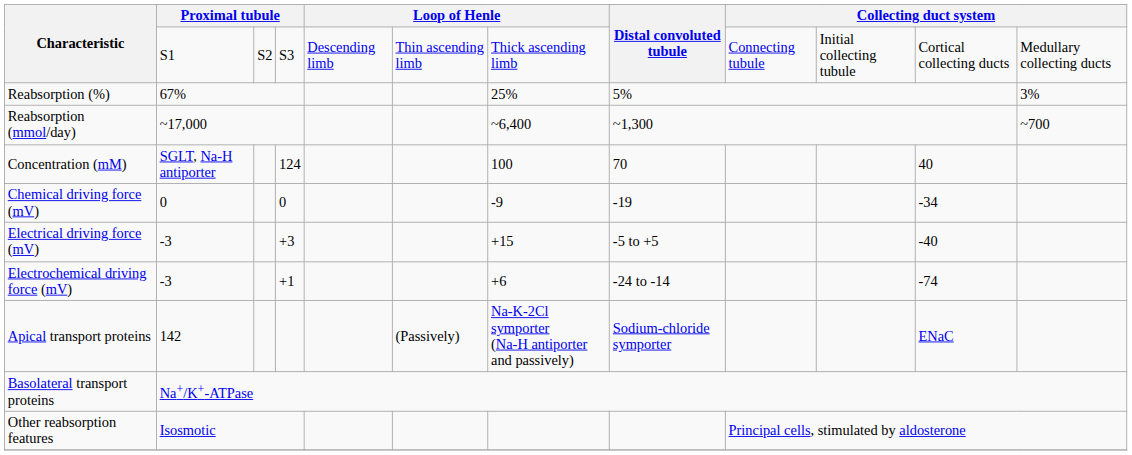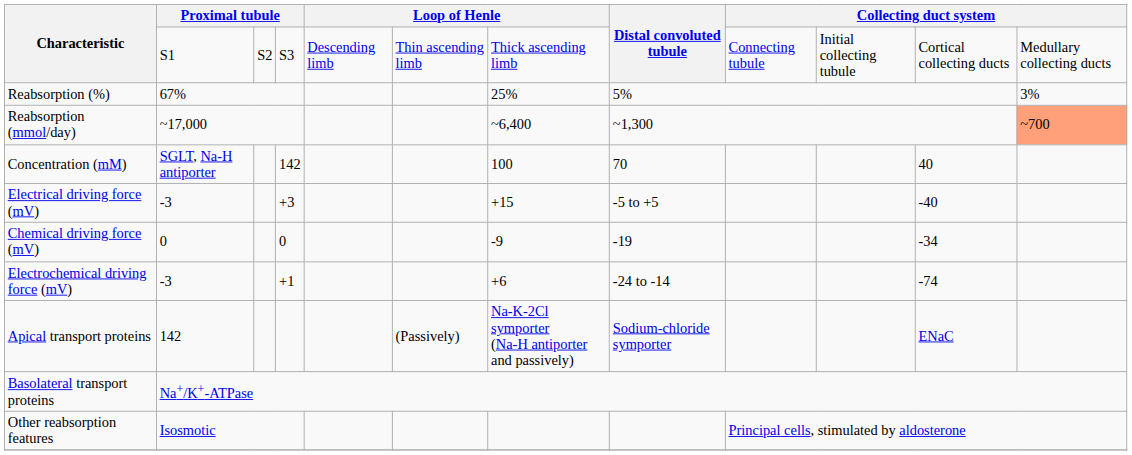(1035, 124) no background -> (1035, 124) lightsalmon background
(290, 163) 124 -> (290, 163) 142
rows swapped: (75, 242) <-> (75, 203)
